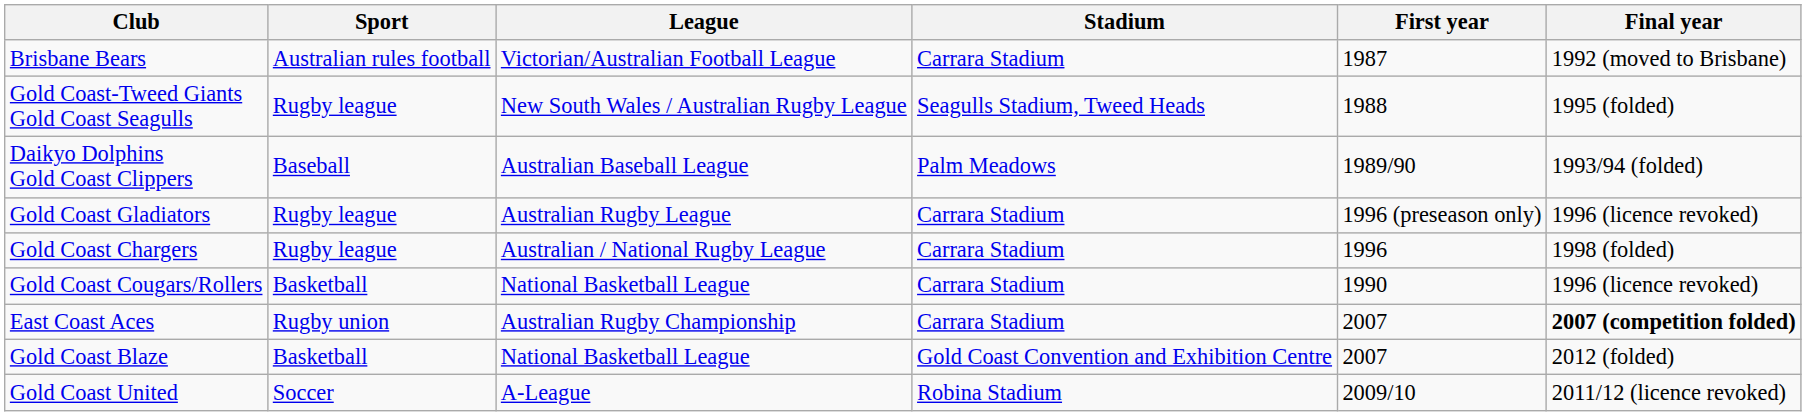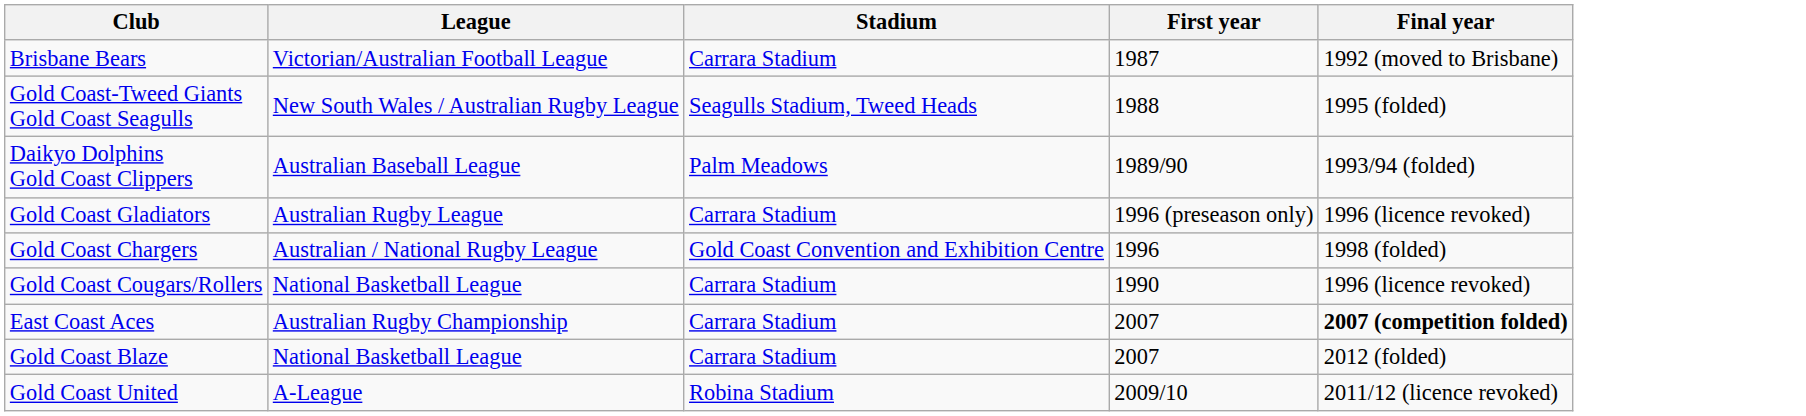- column: (382, 22)
(991, 250) Carrara Stadium -> (897, 250) Gold Coast Convention and Exhibition Centre
(1125, 356) Gold Coast Convention and Exhibition Centre -> (763, 356) Carrara Stadium
